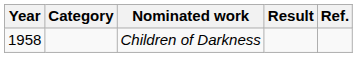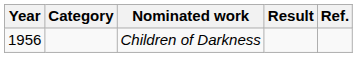(25, 40) 1958 -> (25, 40) 1956
